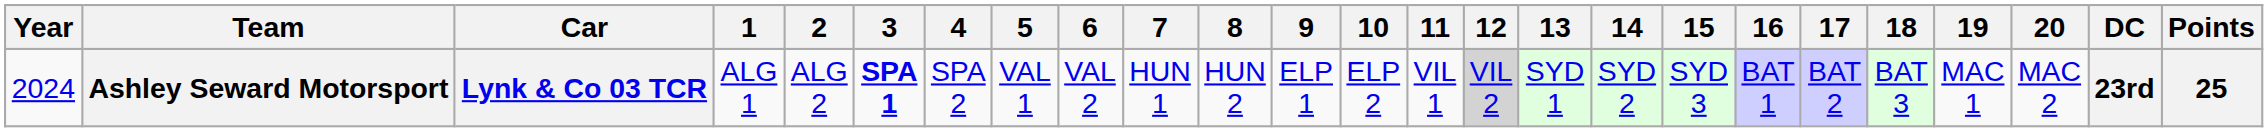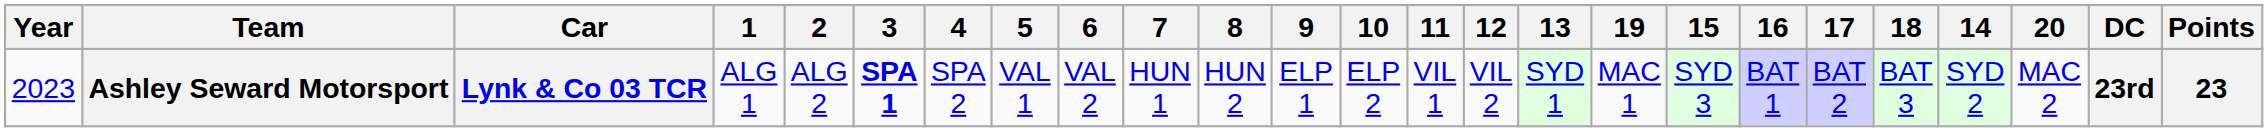columns swapped: (1627, 27) <-> (1973, 27)
(43, 88) 2024 -> (43, 88) 2023
(1491, 88) lightgrey background -> (1491, 88) no background
(2211, 88) 25 -> (2211, 88) 23
